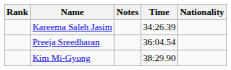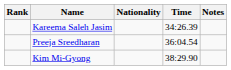columns swapped: (202, 12) <-> (128, 12)
